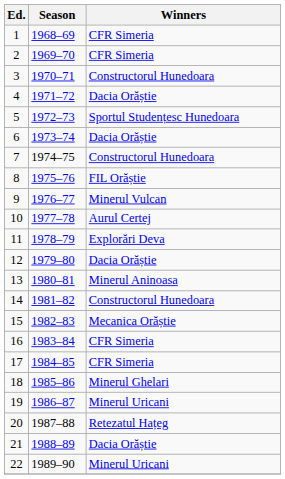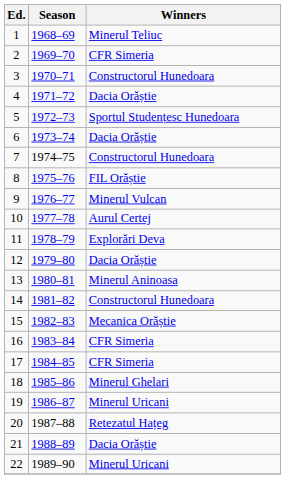(121, 35) CFR Simeria -> (126, 35) Minerul Teliuc
